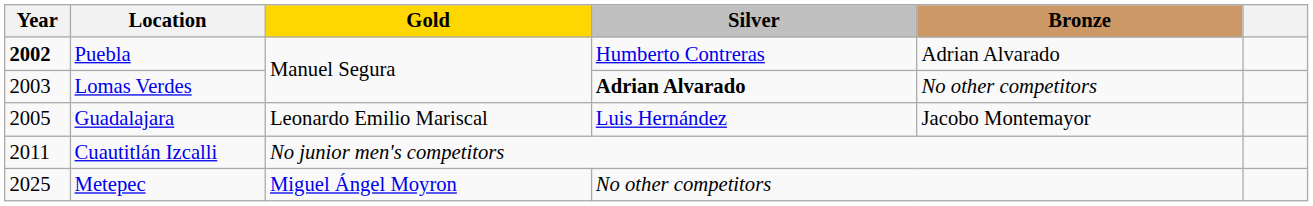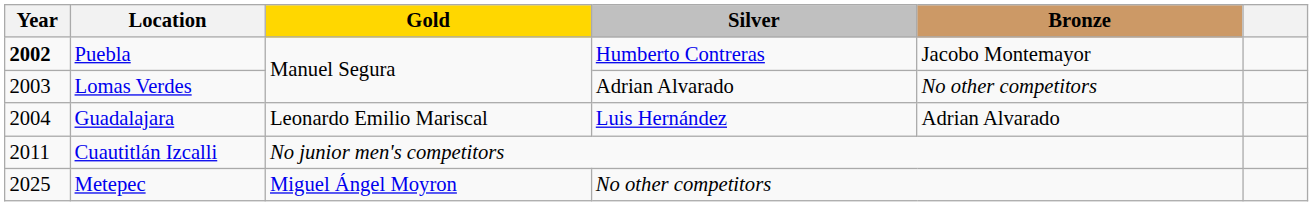(991, 53) Adrian Alvarado -> (1006, 53) Jacobo Montemayor
(671, 86) bold -> (665, 86) normal
(30, 119) 2005 -> (30, 119) 2004
(1006, 119) Jacobo Montemayor -> (991, 119) Adrian Alvarado
